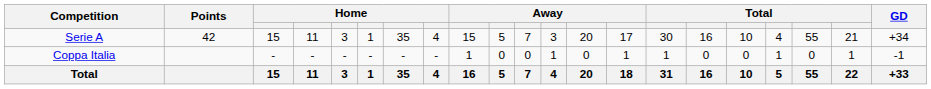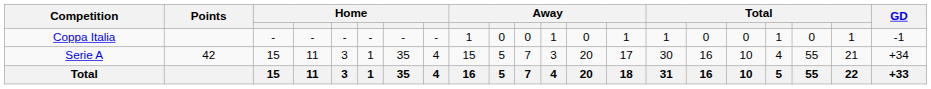rows swapped: (84, 37) <-> (84, 56)
